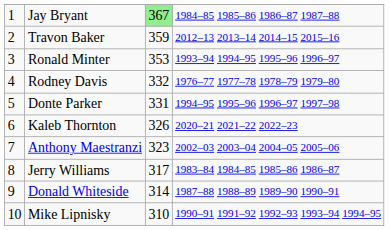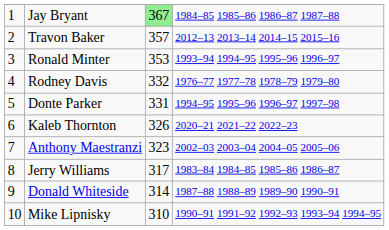(159, 37) 359 -> (159, 37) 357
